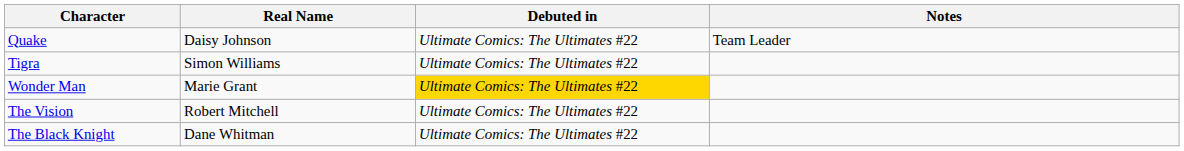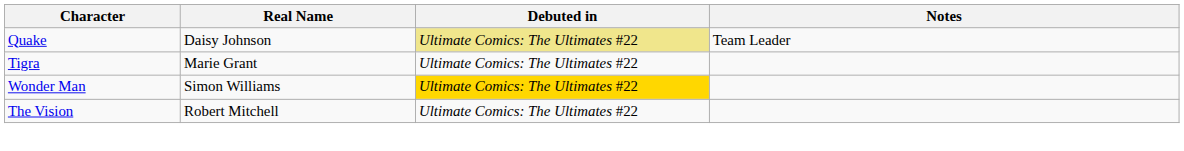(529, 39) no background -> (529, 39) khaki background
(232, 63) Simon Williams -> (221, 63) Marie Grant
(221, 87) Marie Grant -> (232, 87) Simon Williams
- row: (61, 134)
